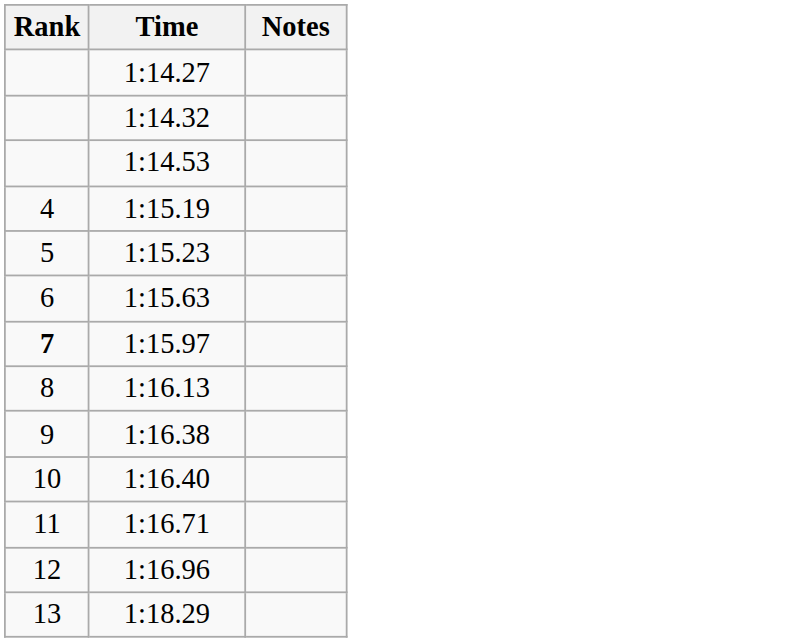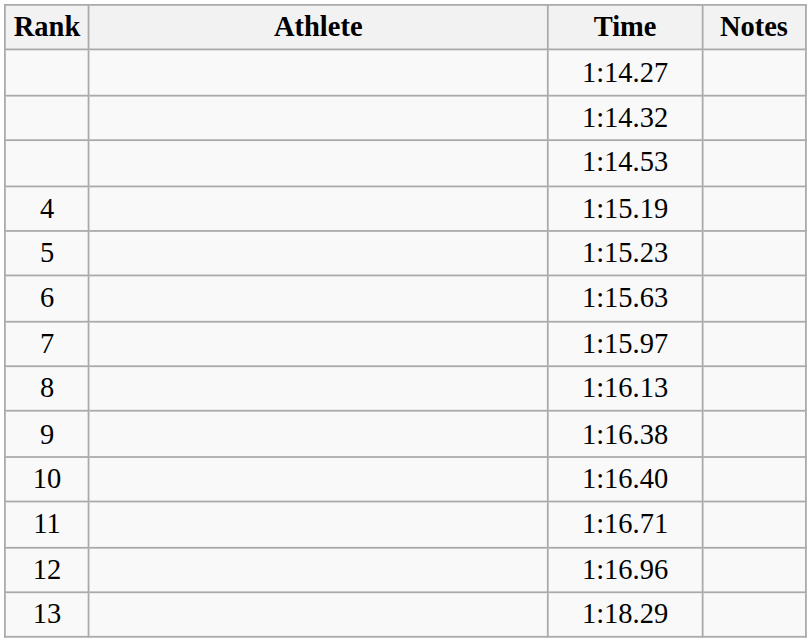+ column: (318, 27)
(47, 343) bold -> (47, 343) normal
